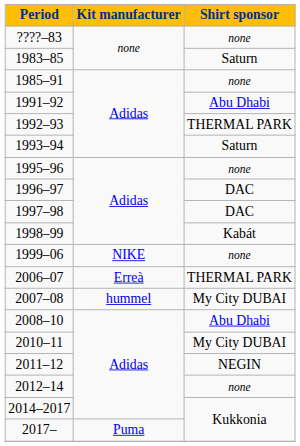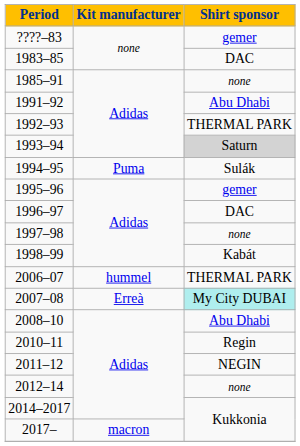(239, 38) none -> (239, 37) gemer
(239, 59) Saturn -> (239, 59) DAC
(239, 146) no background -> (239, 146) lightgrey background
+ row: (39, 168)
(239, 169) none -> (239, 189) gemer
(239, 211) DAC -> (239, 234) none
- row: (39, 255)
(129, 277) Erreà -> (129, 277) hummel
(129, 299) hummel -> (129, 299) Erreà
(239, 299) no background -> (239, 299) paleturquoise background
(239, 342) My City DUBAI -> (239, 342) Regin
(129, 430) Puma -> (129, 430) macron
